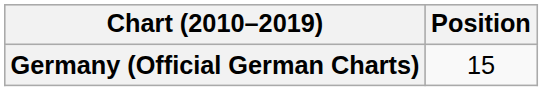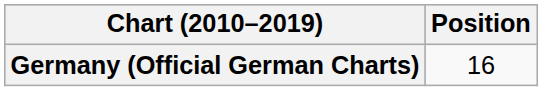(481, 64) 15 -> (481, 64) 16
